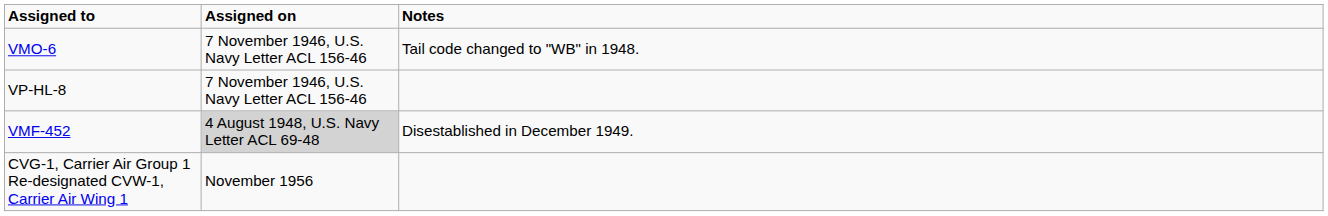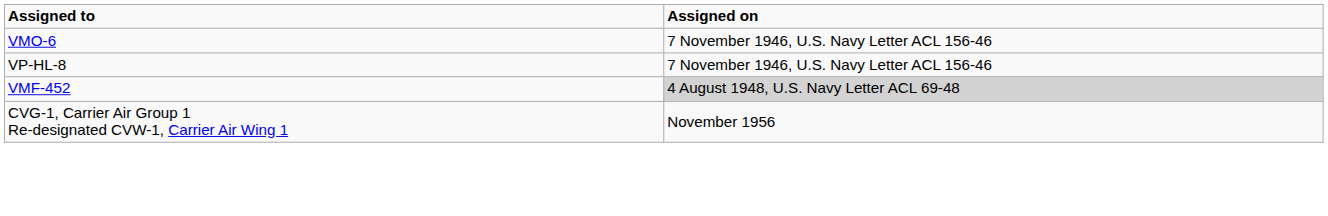- column: (423, 16)
